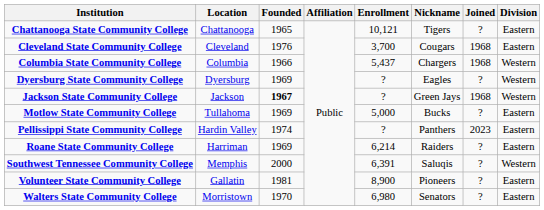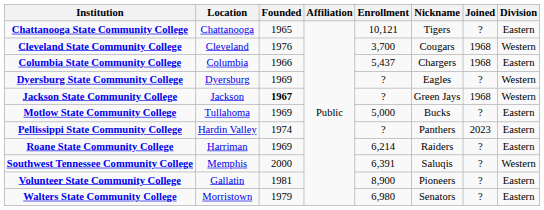(519, 46) Eastern -> (519, 46) Western
(519, 63) Western -> (519, 63) Eastern
(281, 197) 1970 -> (281, 197) 1979
